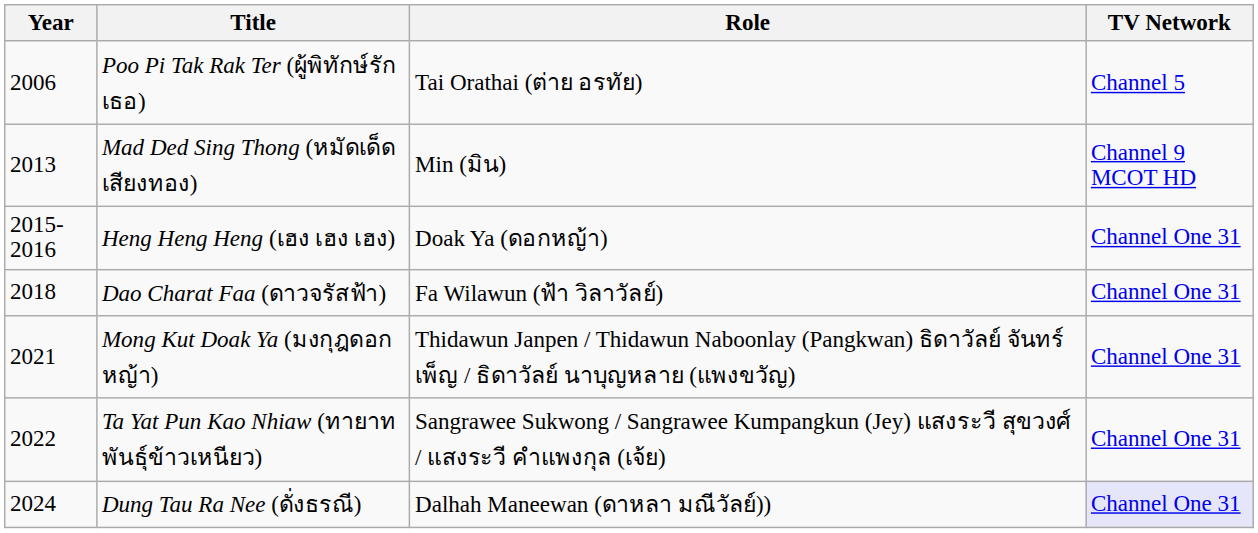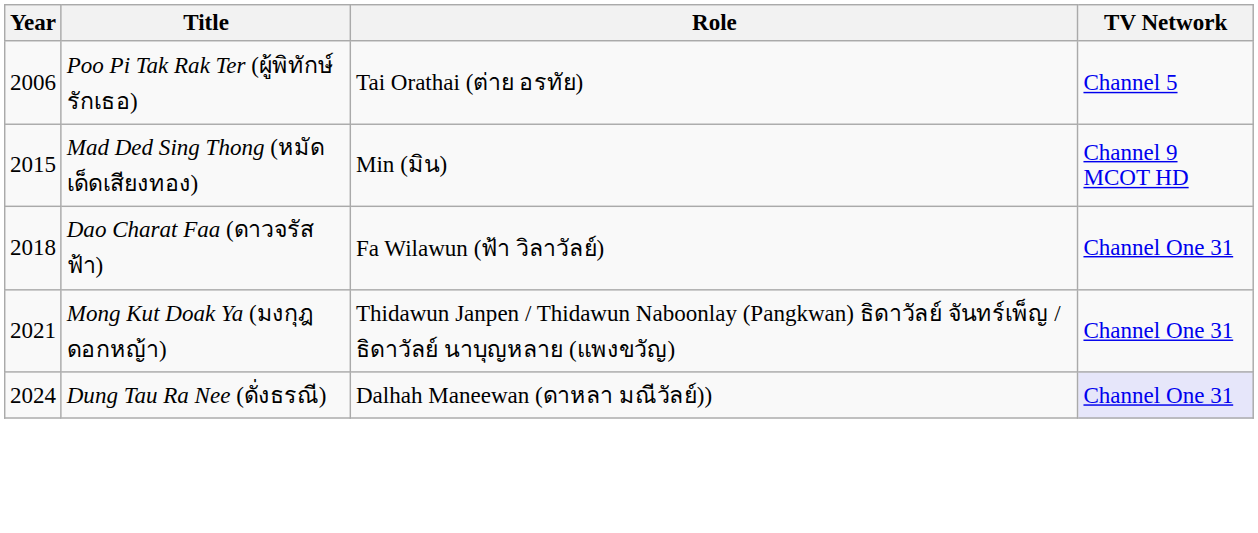(33, 164) 2013 -> (33, 164) 2015
- row: (249, 238)
- row: (249, 440)
